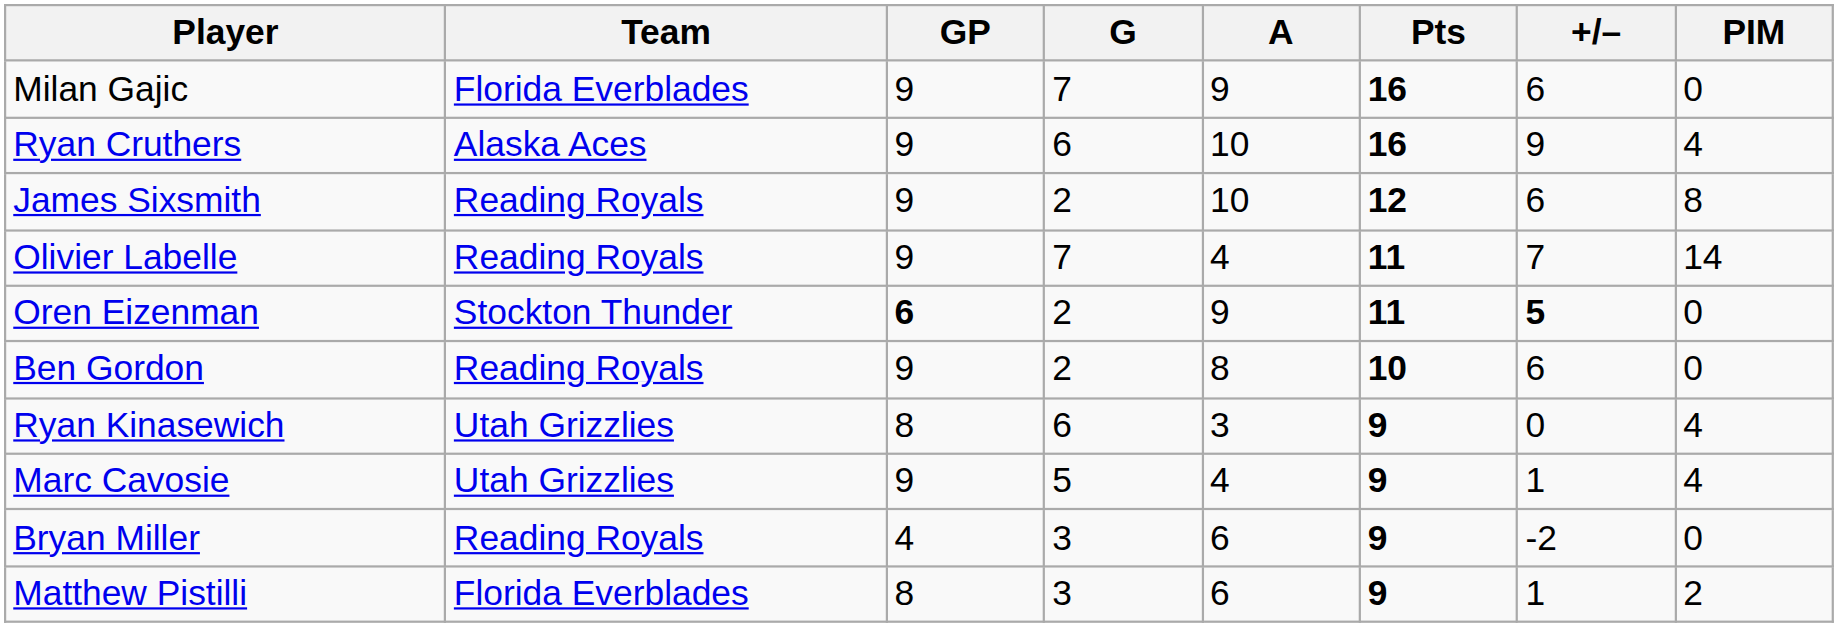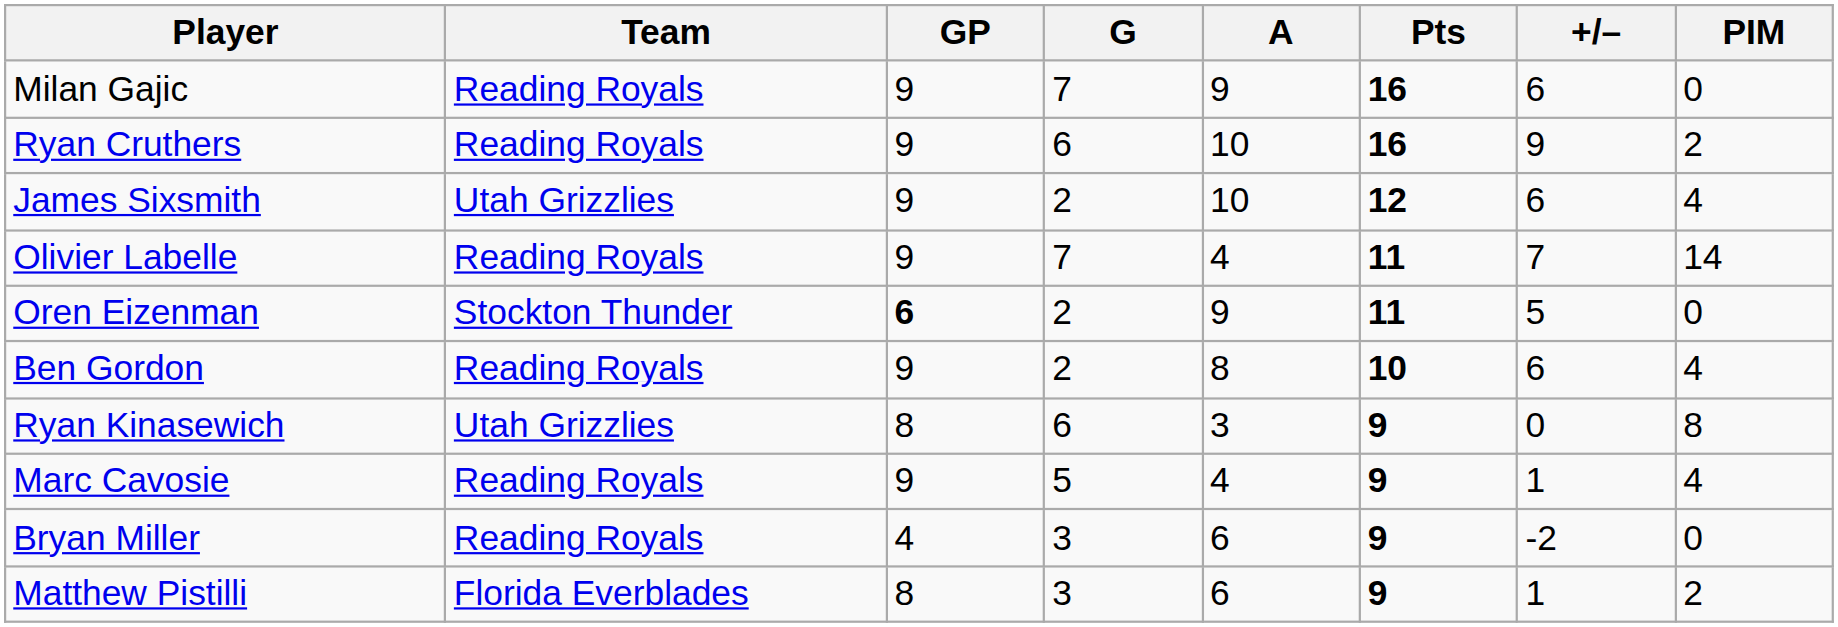(601, 88) Florida Everblades -> (579, 88) Reading Royals
(550, 144) Alaska Aces -> (579, 144) Reading Royals
(1693, 144) 4 -> (1693, 144) 2
(579, 200) Reading Royals -> (564, 200) Utah Grizzlies
(1693, 200) 8 -> (1693, 200) 4
(1535, 312) bold -> (1535, 312) normal
(1693, 369) 0 -> (1693, 369) 4
(1693, 425) 4 -> (1693, 425) 8
(564, 481) Utah Grizzlies -> (579, 481) Reading Royals
